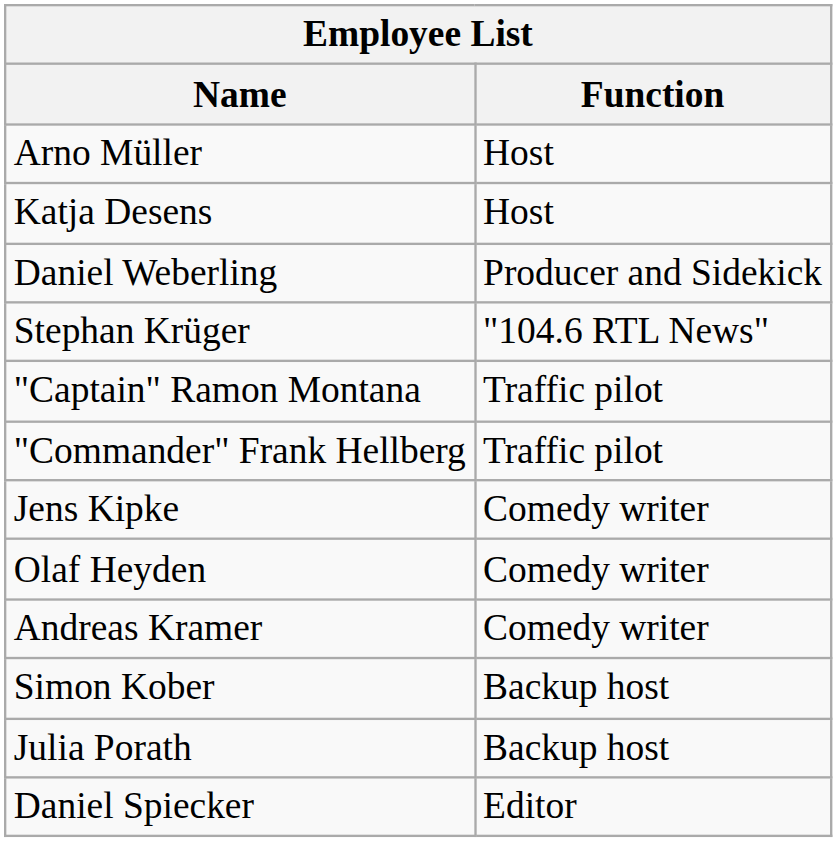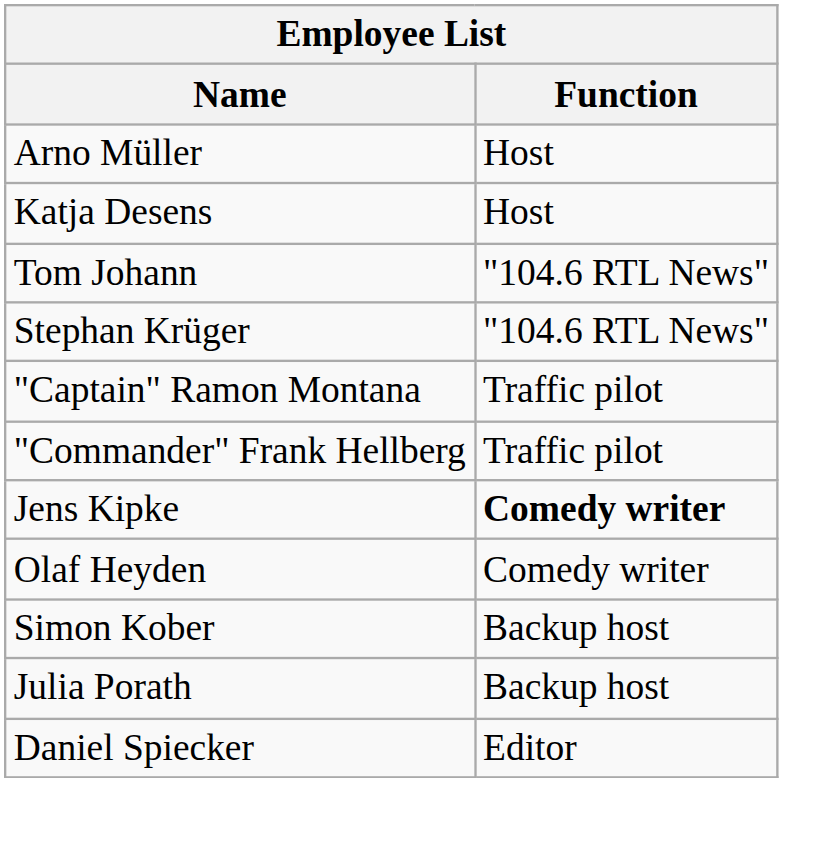- row: (146, 271)
+ row: (106, 271)
(596, 509) normal -> (604, 509) bold
- row: (138, 627)
